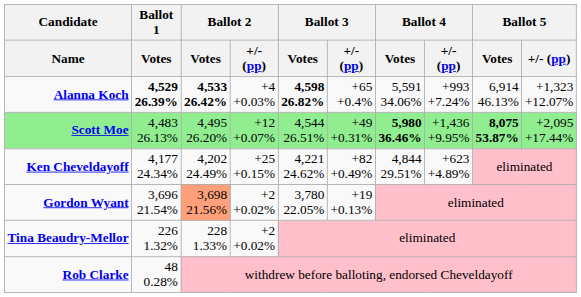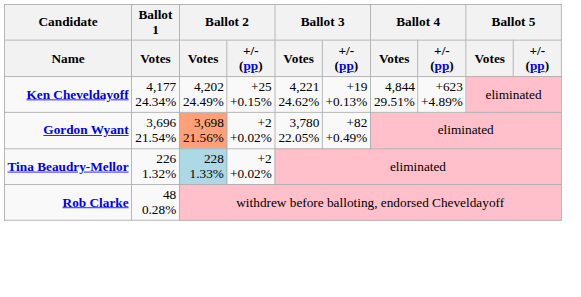- row: (91, 94)
- row: (100, 130)
(351, 166) +82 +0.49% -> (346, 94) +19 +0.13%
(351, 202) +19 +0.13% -> (346, 130) +82 +0.49%
(210, 238) no background -> (207, 166) lightblue background
